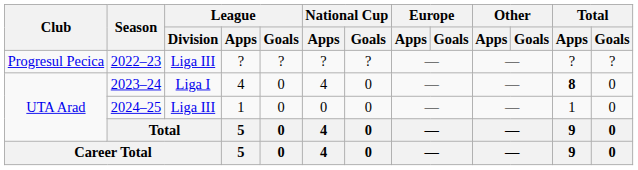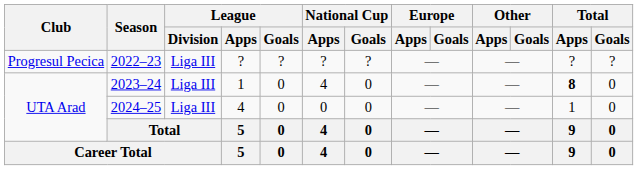(193, 84) Liga I -> (193, 84) Liga III
(241, 84) 4 -> (241, 84) 1
(241, 107) 1 -> (241, 107) 4
